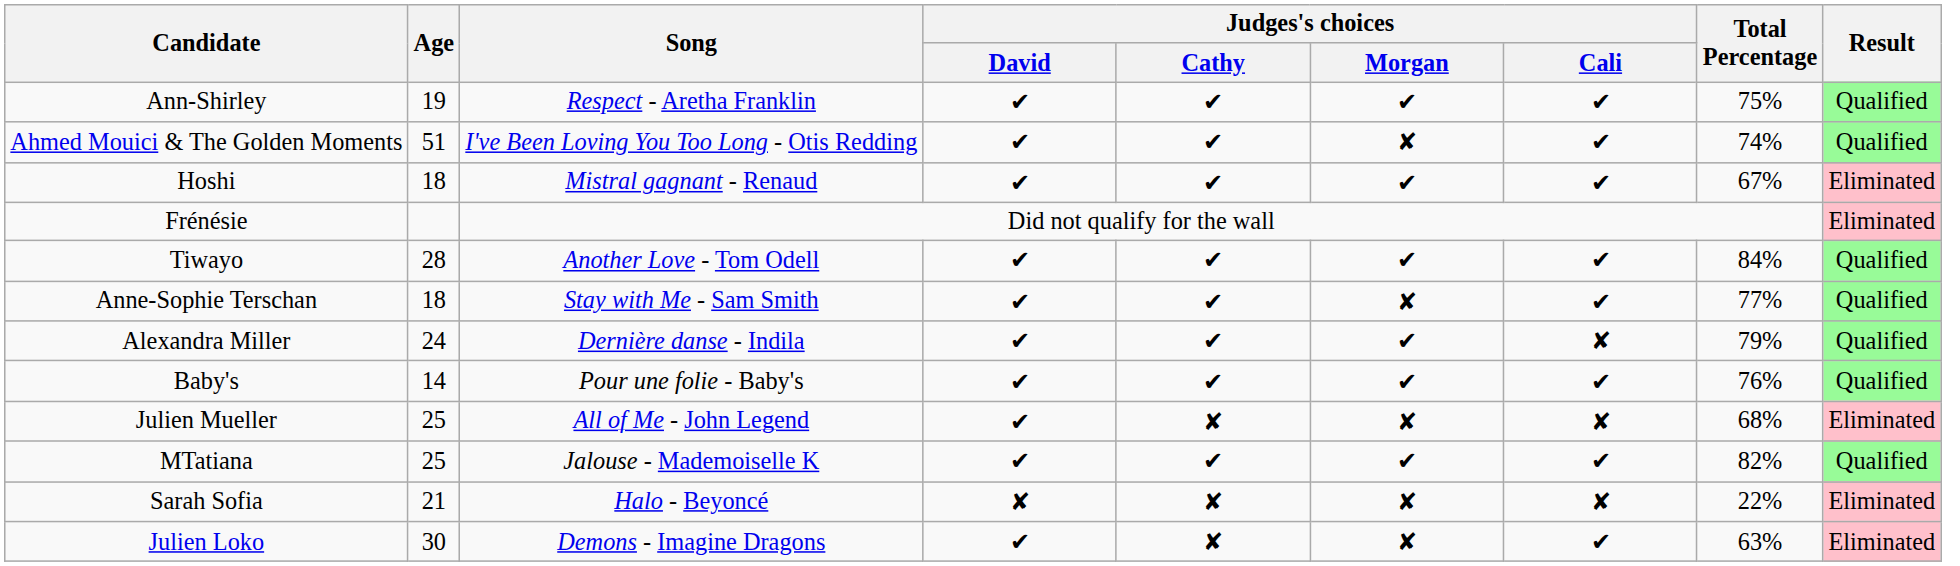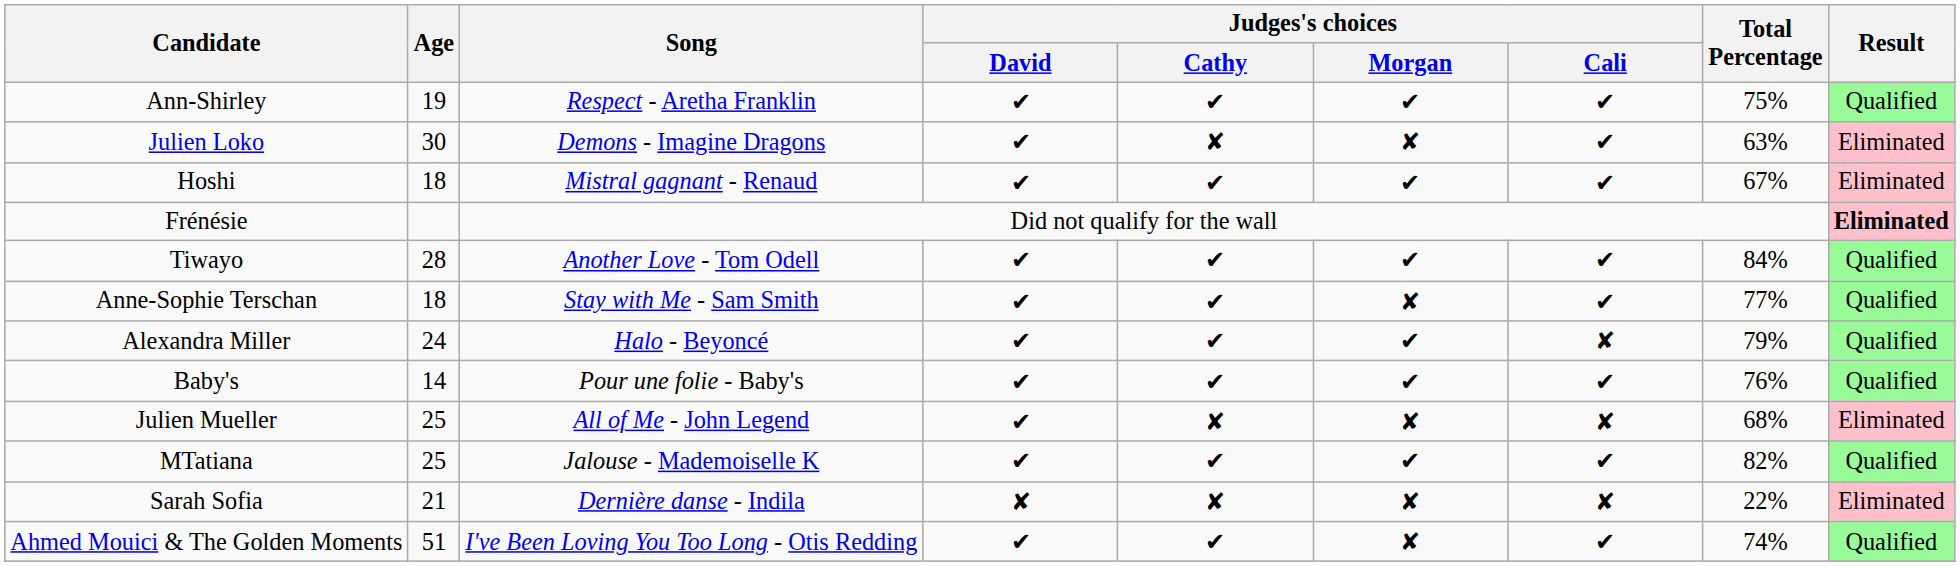rows swapped: (206, 541) <-> (206, 141)
(1882, 221) normal -> (1891, 221) bold
(691, 340) Dernière danse - Indila -> (691, 340) Halo - Beyoncé
(691, 501) Halo - Beyoncé -> (691, 501) Dernière danse - Indila
